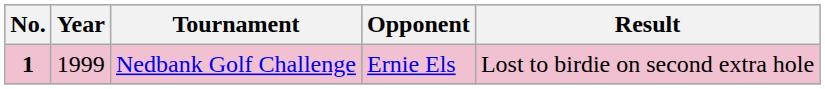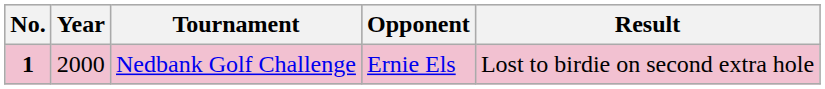(81, 64) 1999 -> (81, 64) 2000
